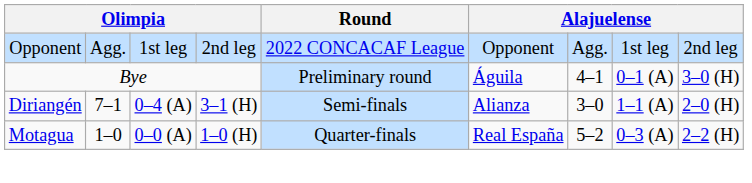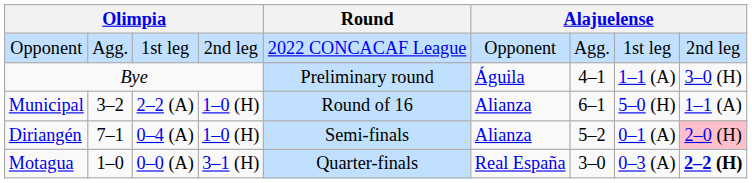(645, 76) 0–1 (A) -> (647, 76) 1–1 (A)
+ row: (46, 105)
(229, 105) 3–1 (H) -> (231, 134) 1–0 (H)
(590, 105) 3–0 -> (592, 134) 5–2
(645, 105) 1–1 (A) -> (647, 134) 0–1 (A)
(711, 105) no background -> (713, 134) pink background
(229, 134) 1–0 (H) -> (231, 163) 3–1 (H)
(590, 134) 5–2 -> (592, 163) 3–0
(711, 134) normal -> (713, 163) bold
